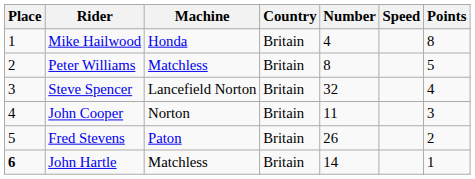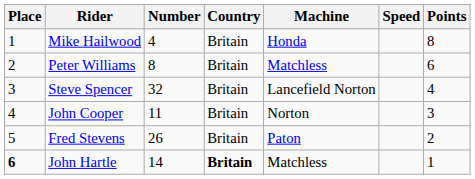columns swapped: (350, 16) <-> (202, 16)
(431, 65) 5 -> (431, 65) 6
(284, 162) normal -> (230, 162) bold
